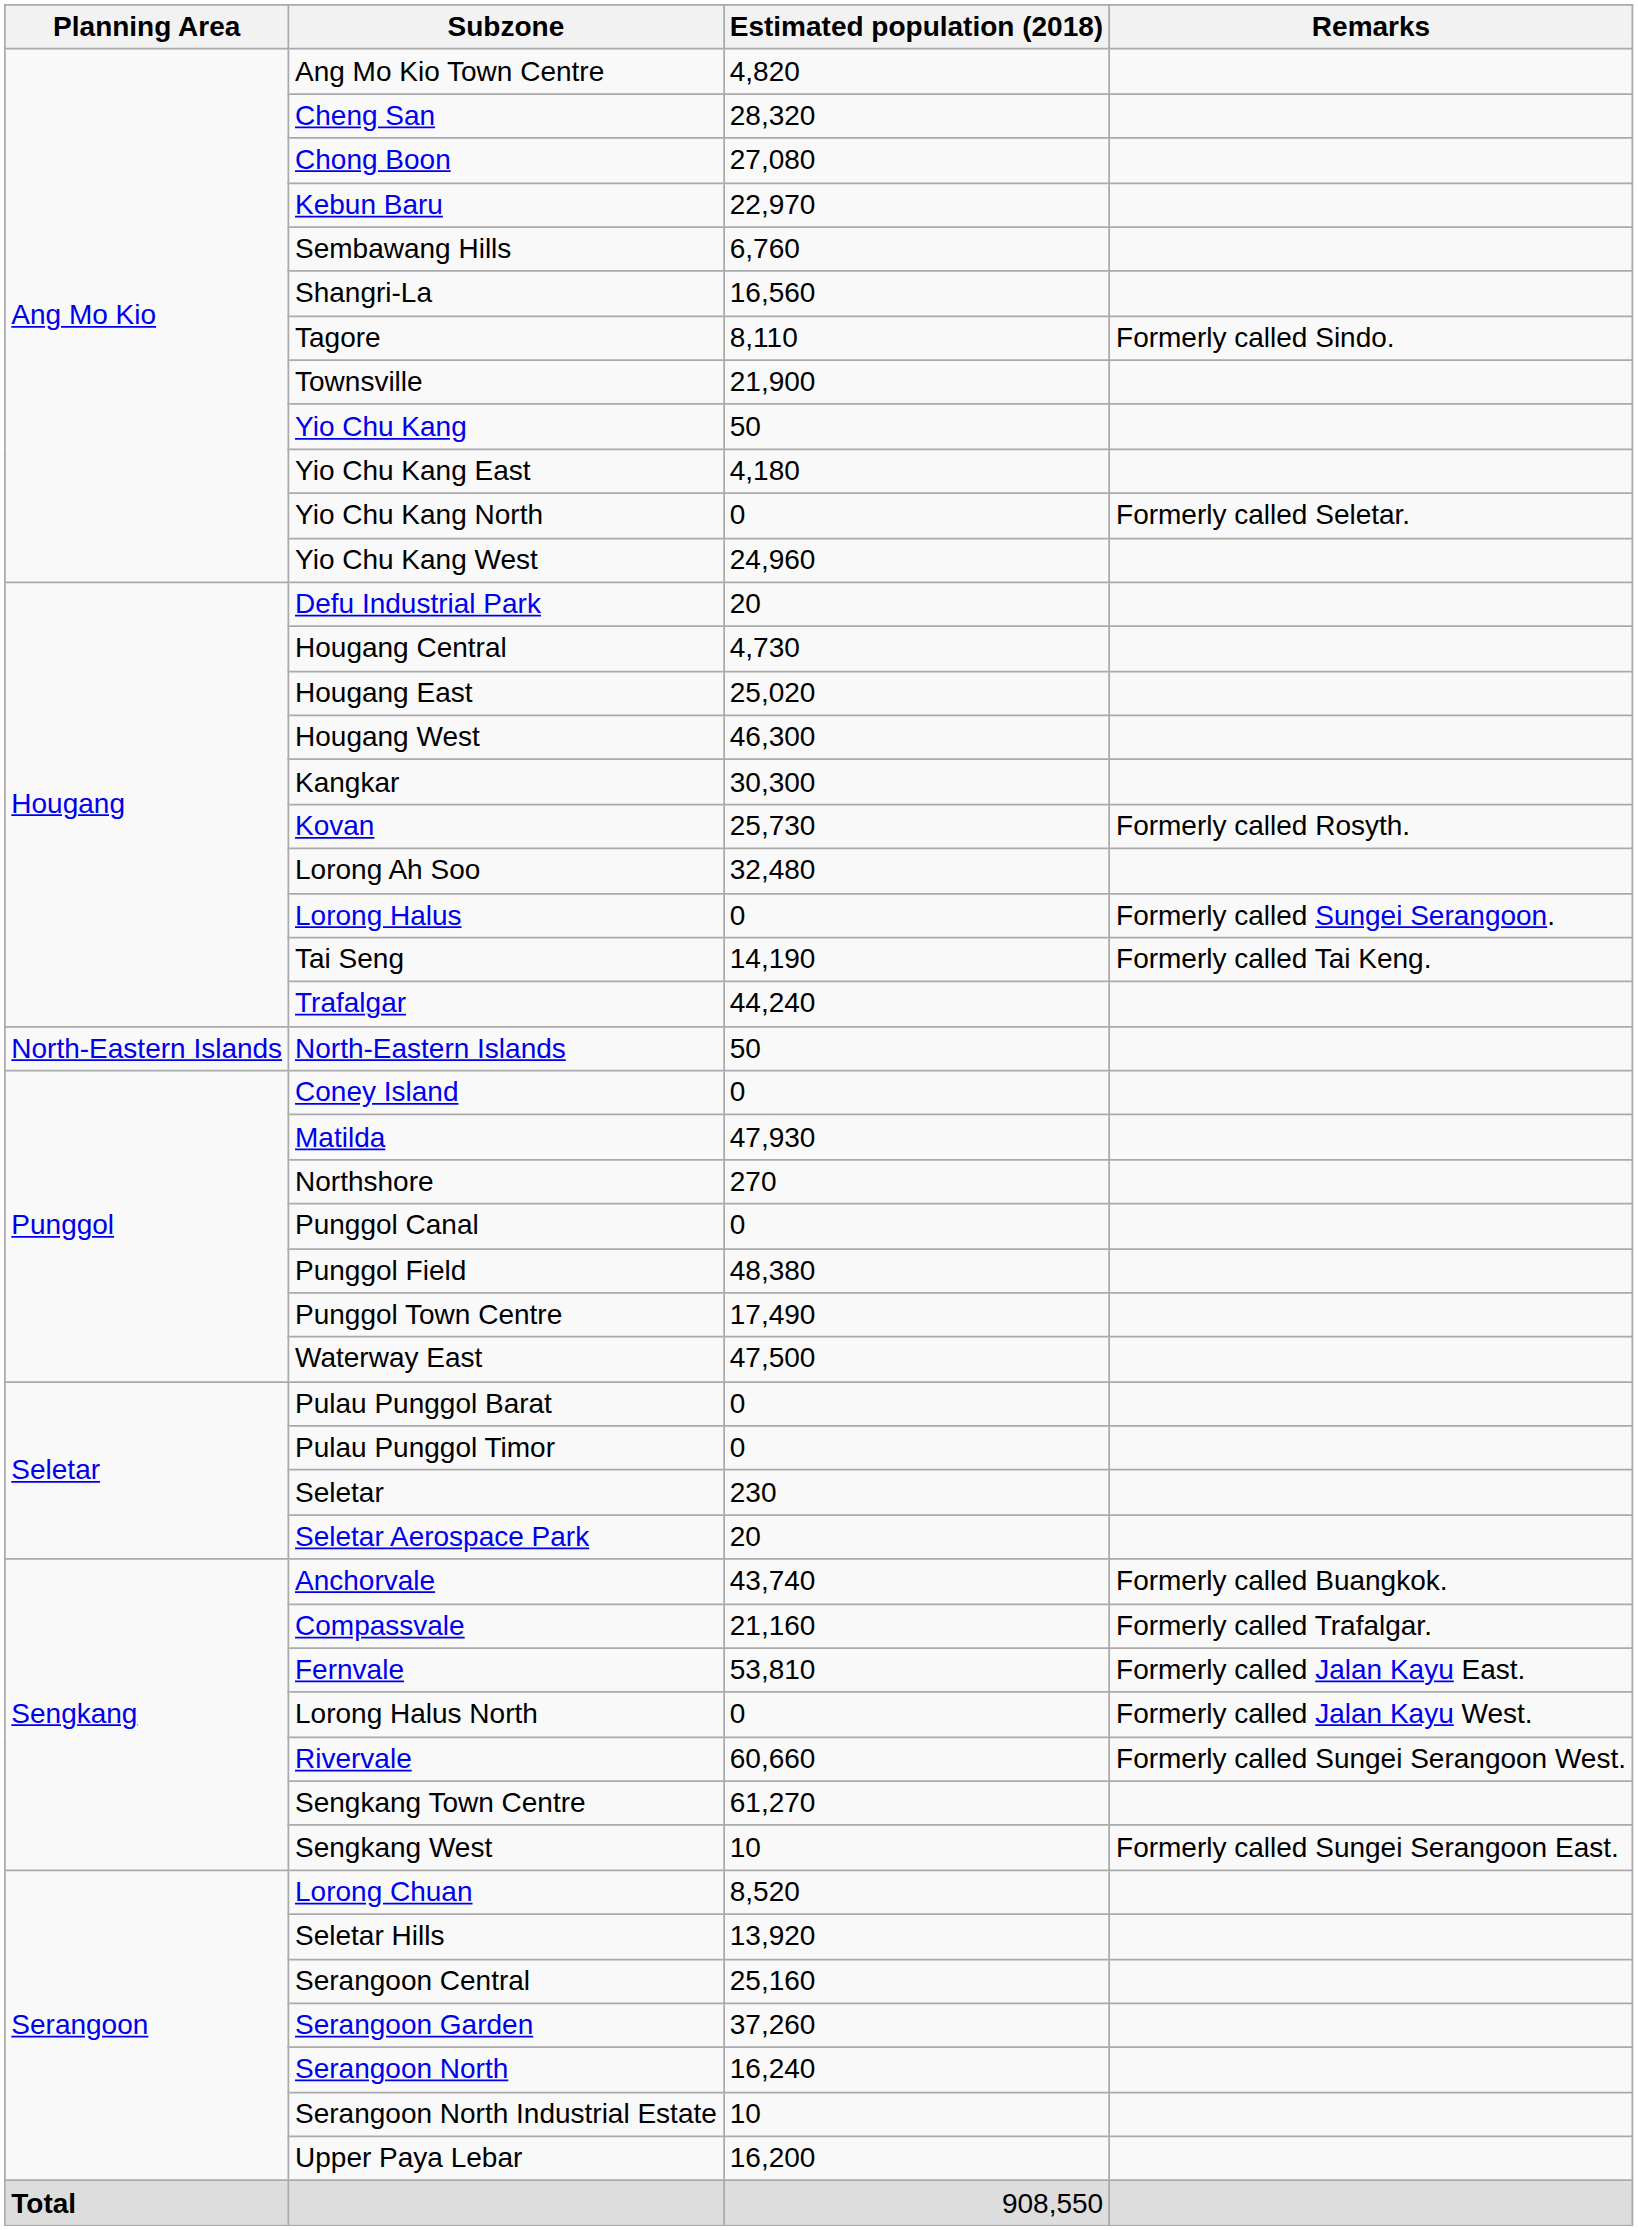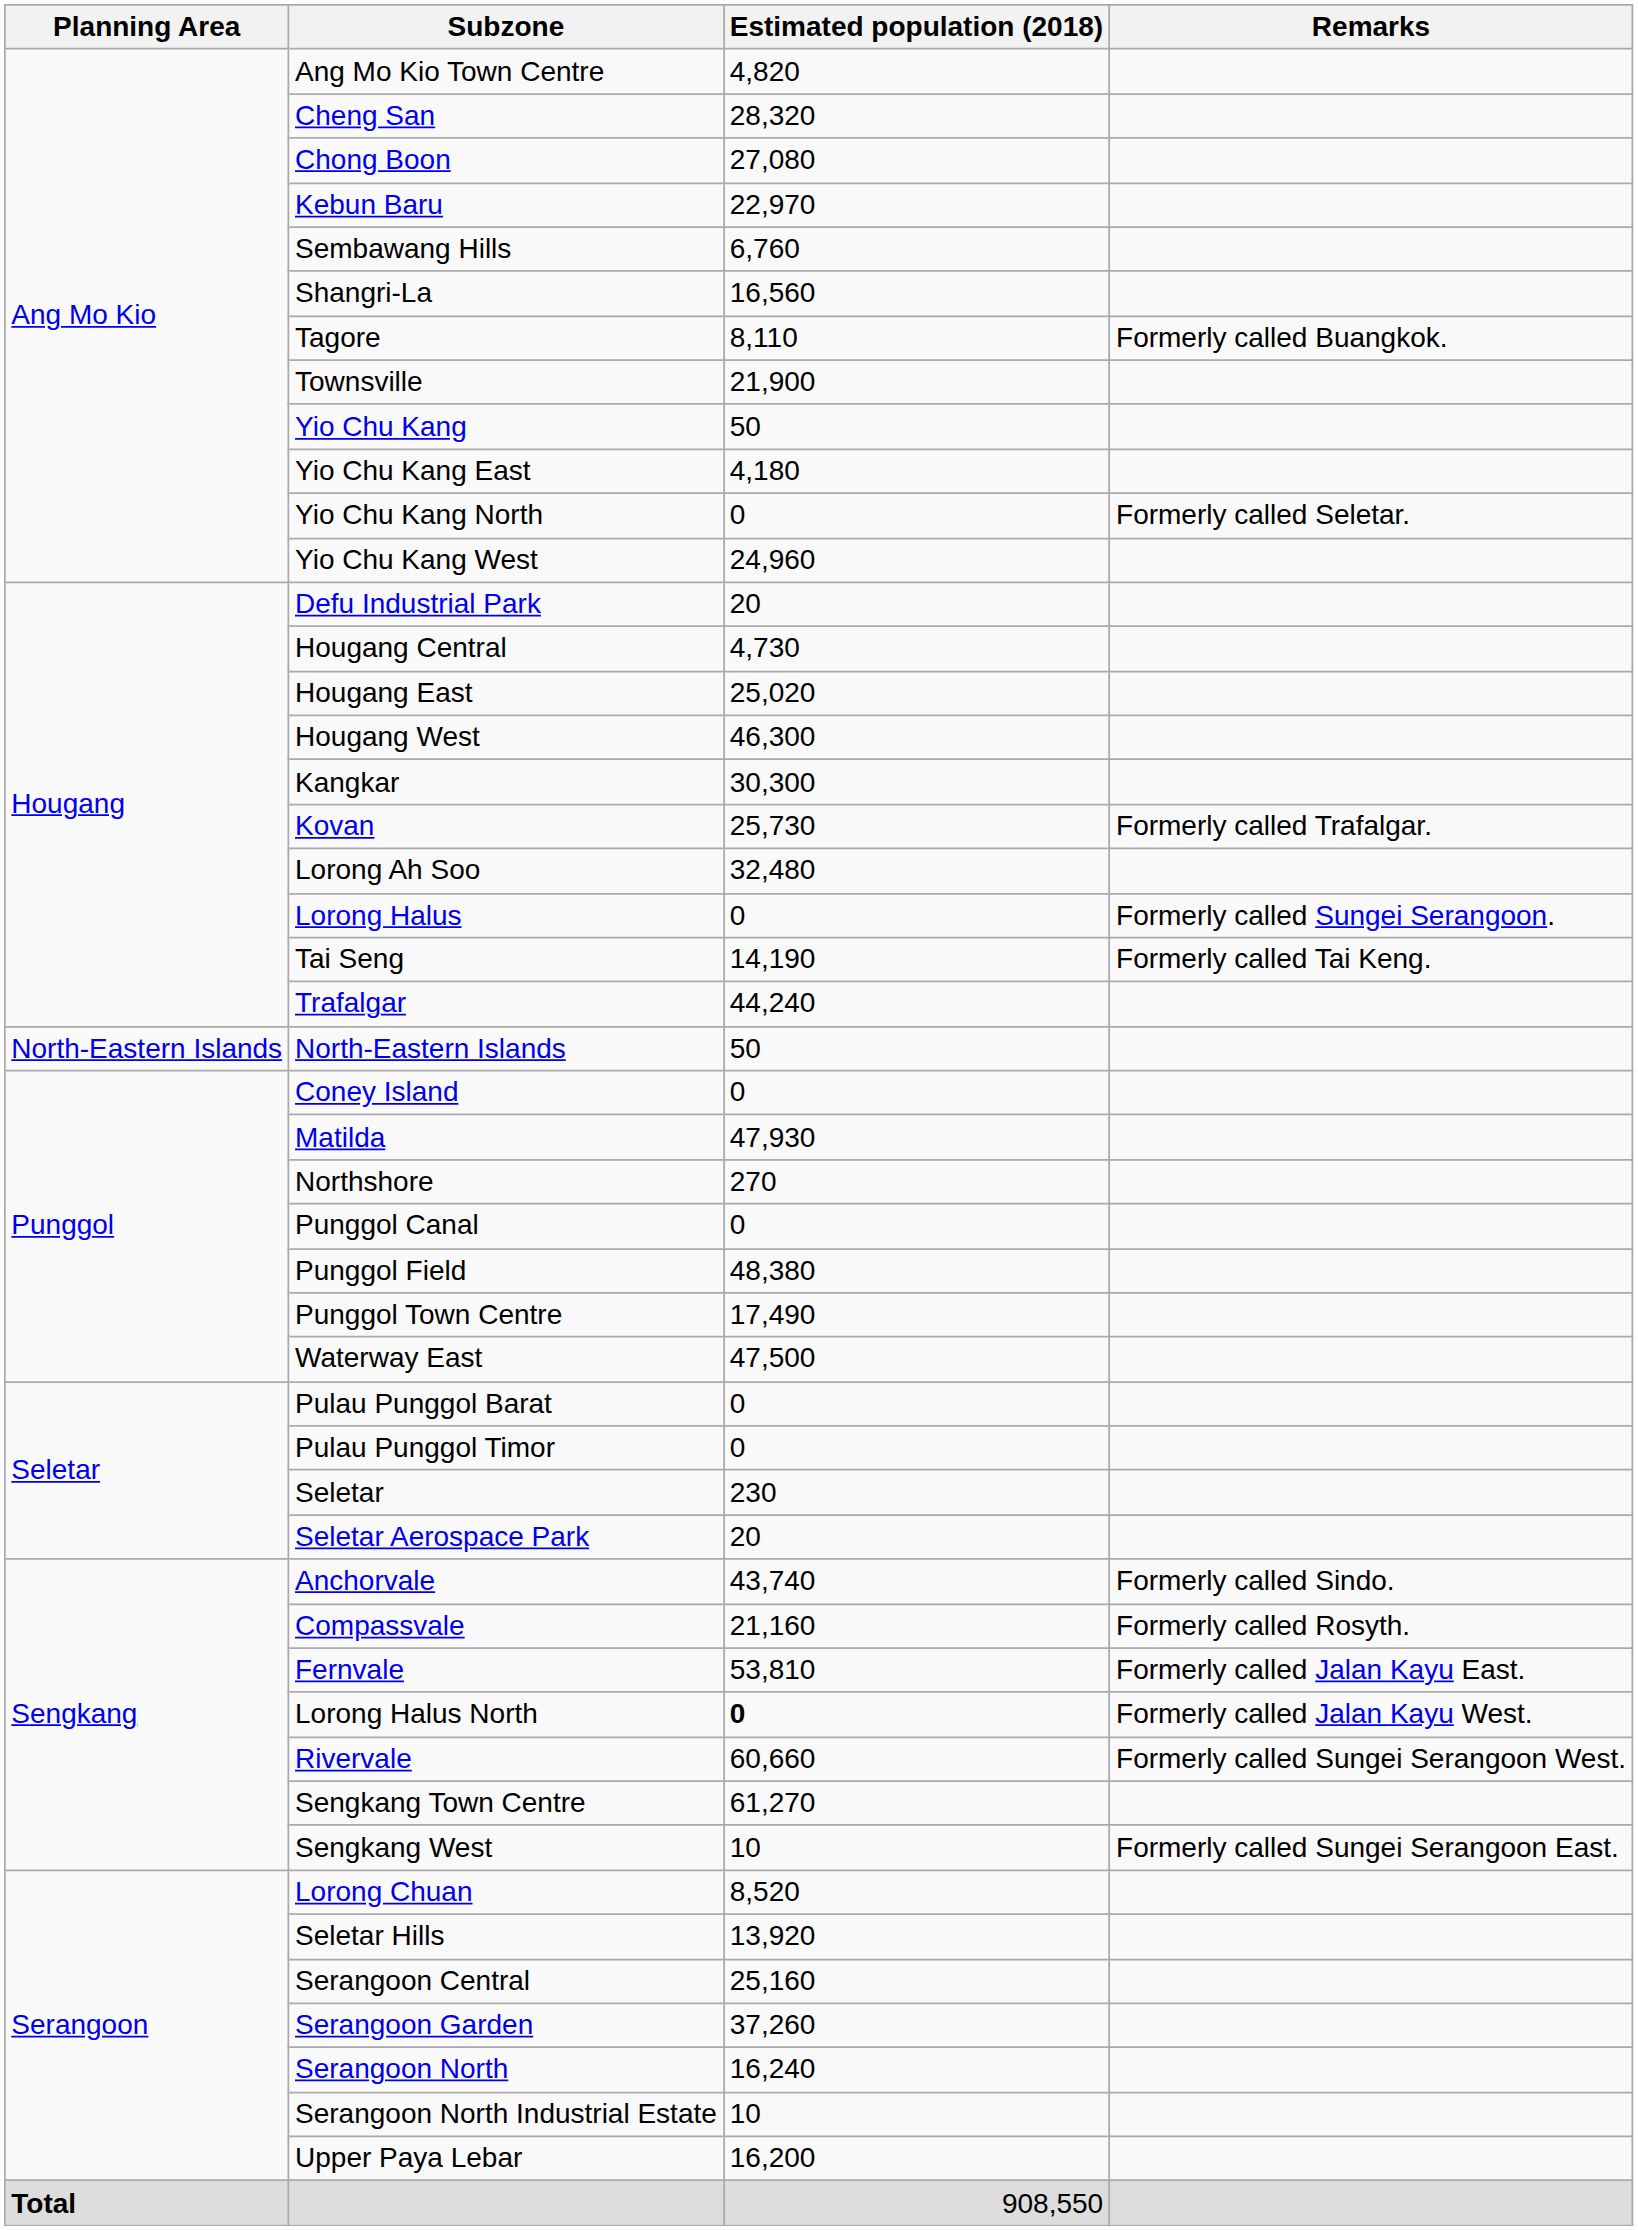(1255, 337) Formerly called Sindo. -> (1282, 337) Formerly called Buangkok.
(1263, 826) Formerly called Rosyth. -> (1274, 826) Formerly called Trafalgar.
(1282, 1580) Formerly called Buangkok. -> (1255, 1580) Formerly called Sindo.
(1274, 1625) Formerly called Trafalgar. -> (1263, 1625) Formerly called Rosyth.
(738, 1714) normal -> (738, 1714) bold
